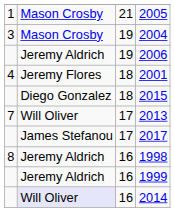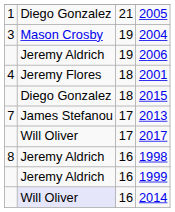(62, 14) Mason Crosby -> (66, 14) Diego Gonzalez
(49, 116) Will Oliver -> (67, 116) James Stefanou
(67, 136) James Stefanou -> (49, 136) Will Oliver
